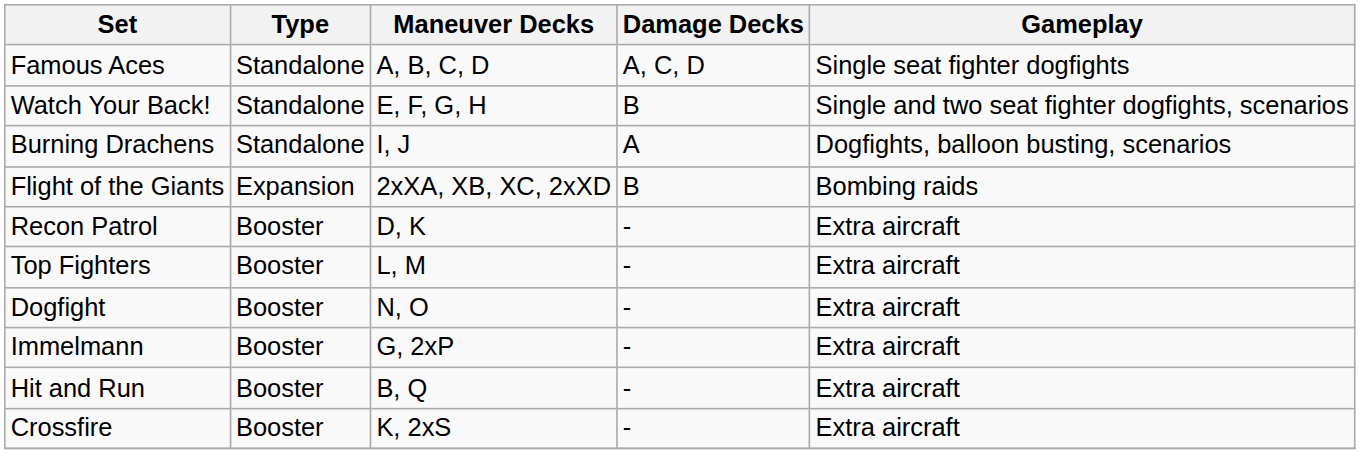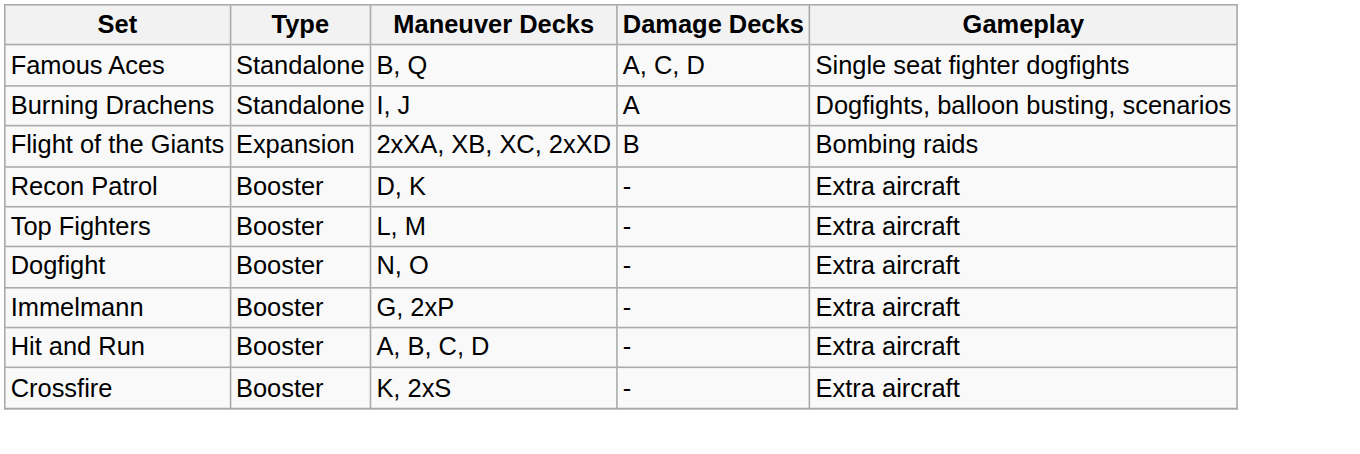(433, 65) A, B, C, D -> (402, 65) B, Q
- row: (111, 105)
(402, 387) B, Q -> (433, 347) A, B, C, D
